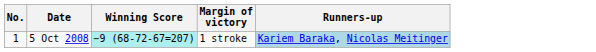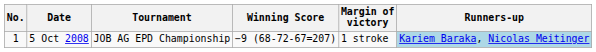+ column: (162, 18)
(144, 40) paleturquoise background -> (286, 40) no background
